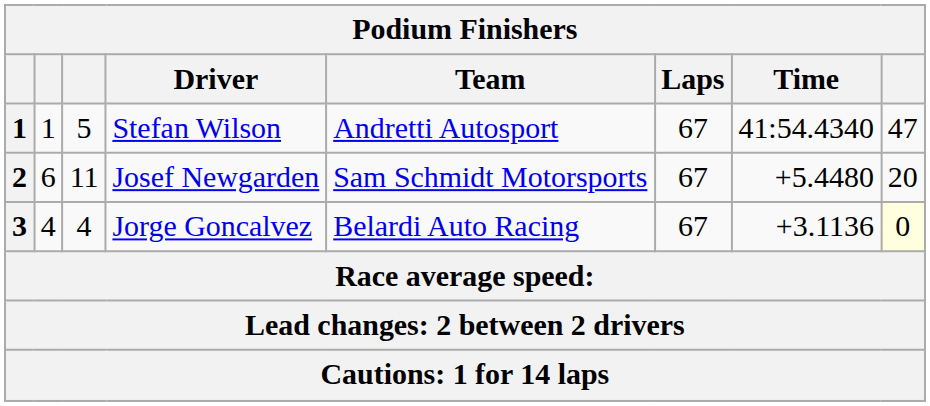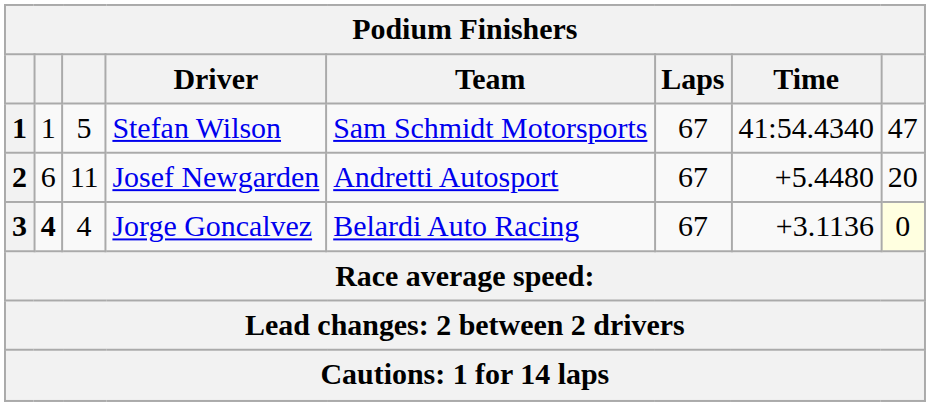(446, 128) Andretti Autosport -> (490, 128) Sam Schmidt Motorsports
(490, 177) Sam Schmidt Motorsports -> (446, 177) Andretti Autosport
(48, 226) normal -> (48, 226) bold
